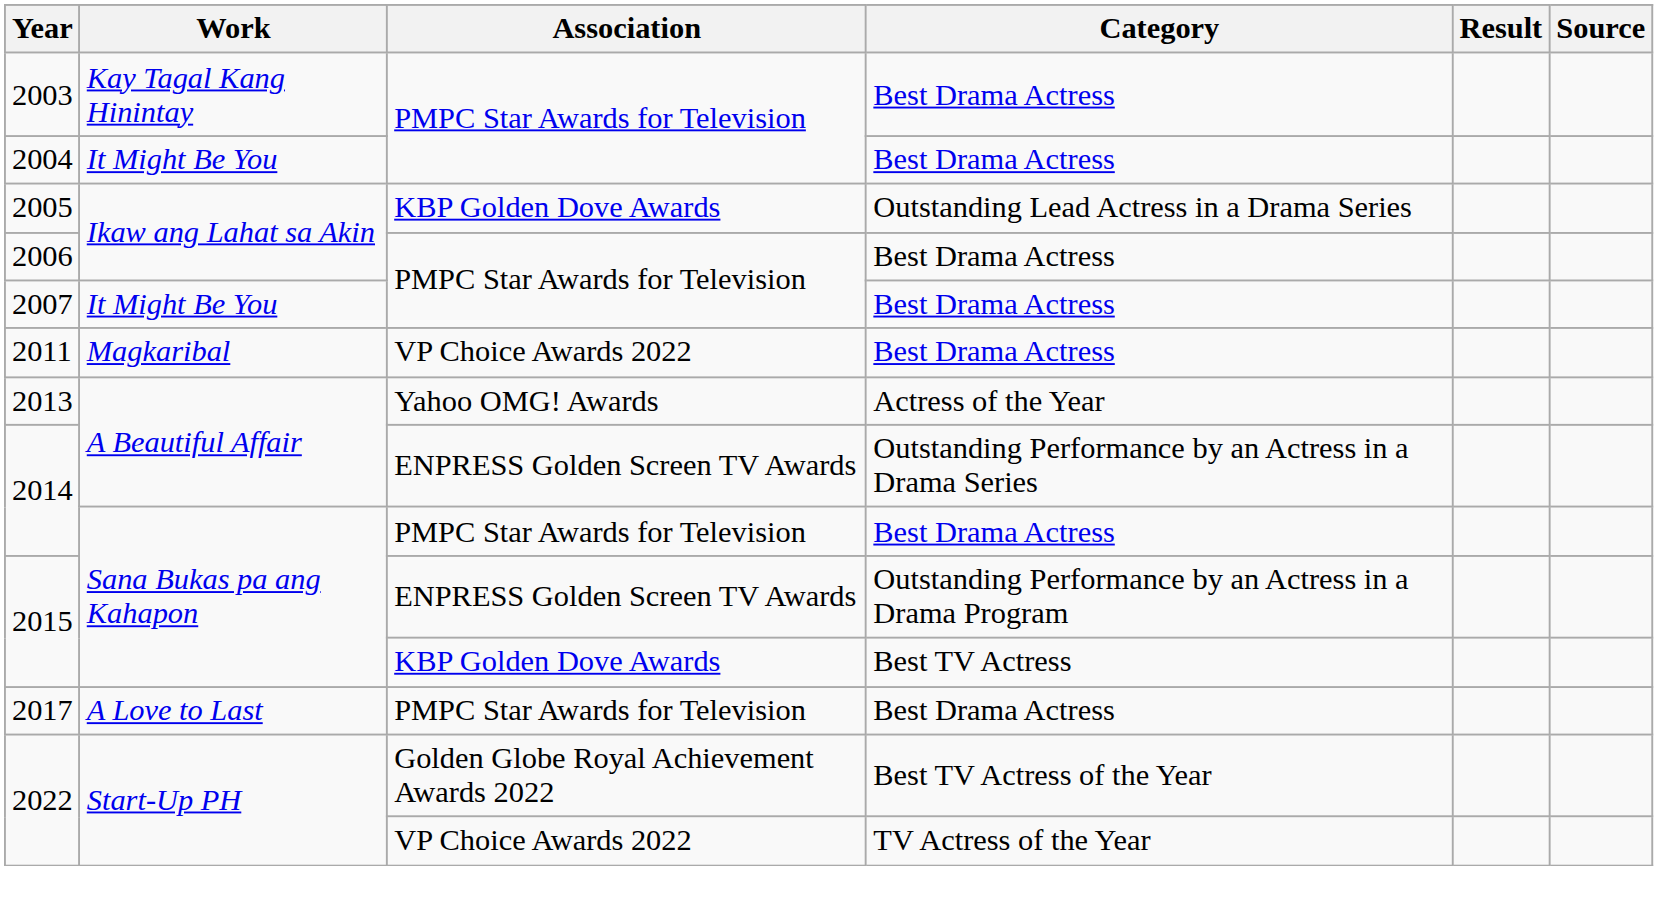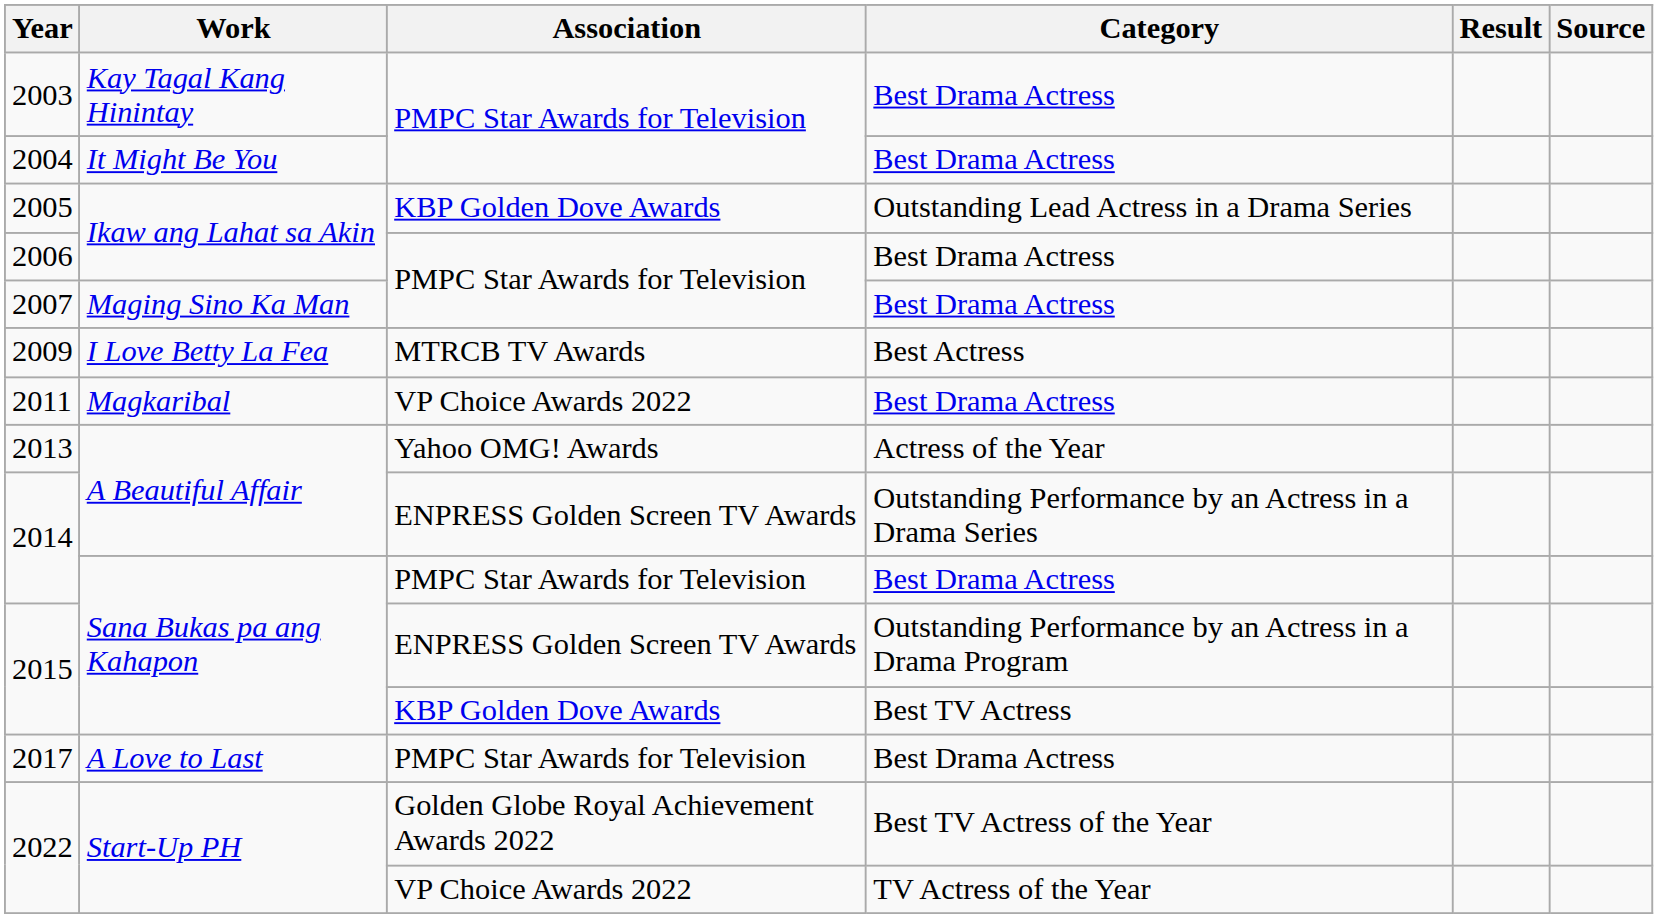(182, 303) It Might Be You -> (218, 303) Maging Sino Ka Man
+ row: (42, 352)
